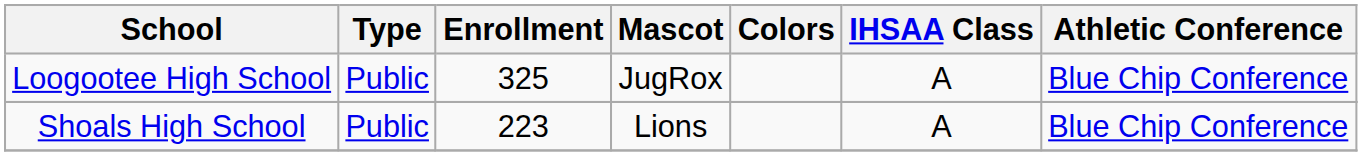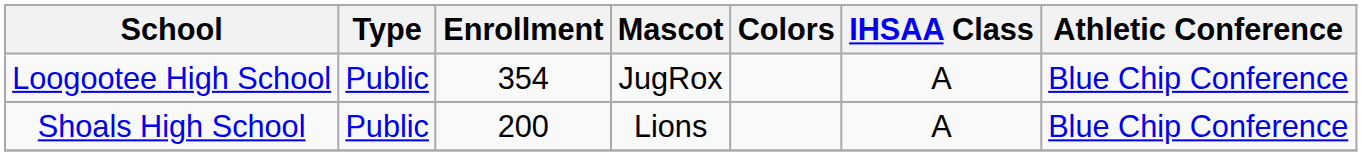(523, 78) 325 -> (523, 78) 354
(523, 127) 223 -> (523, 127) 200
